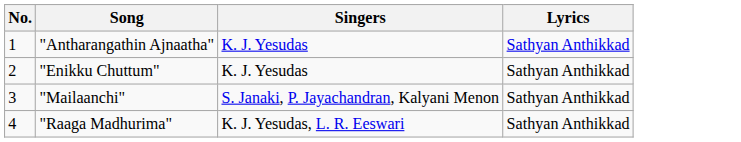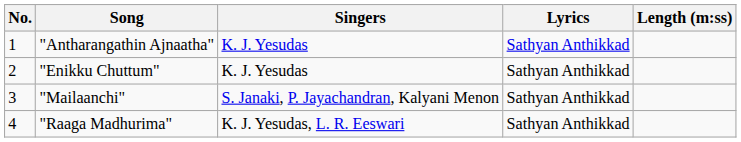+ column: (685, 17)
